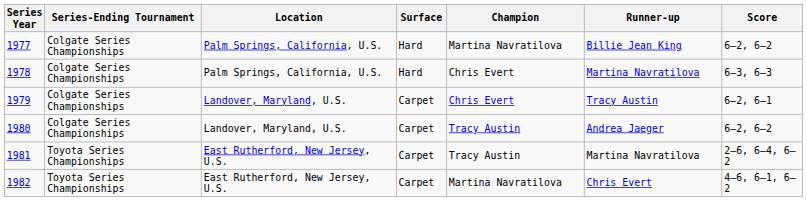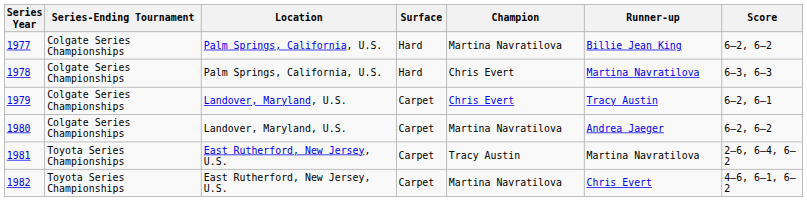(485, 128) Tracy Austin -> (505, 128) Martina Navratilova
